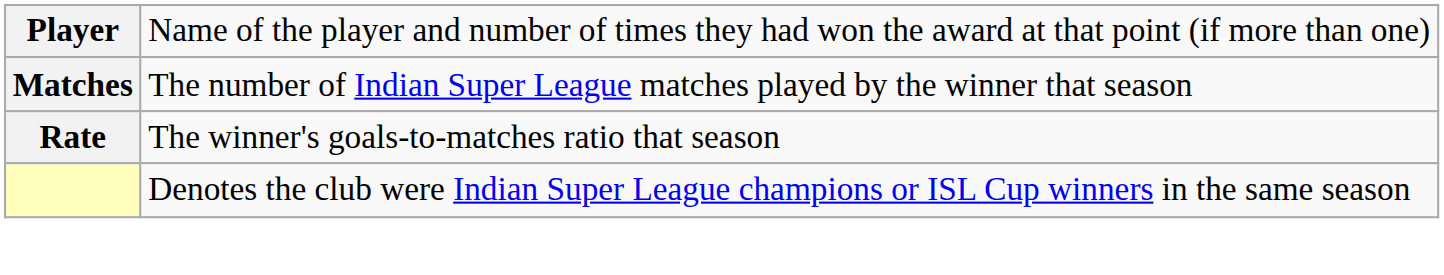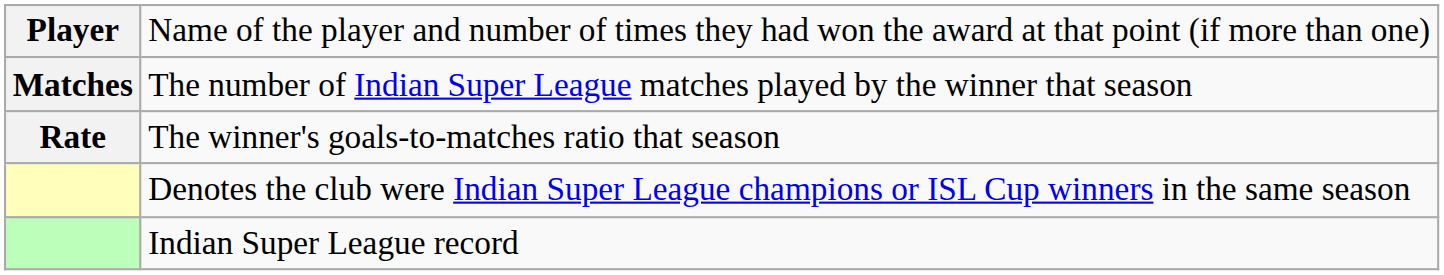+ row: (333, 242)
